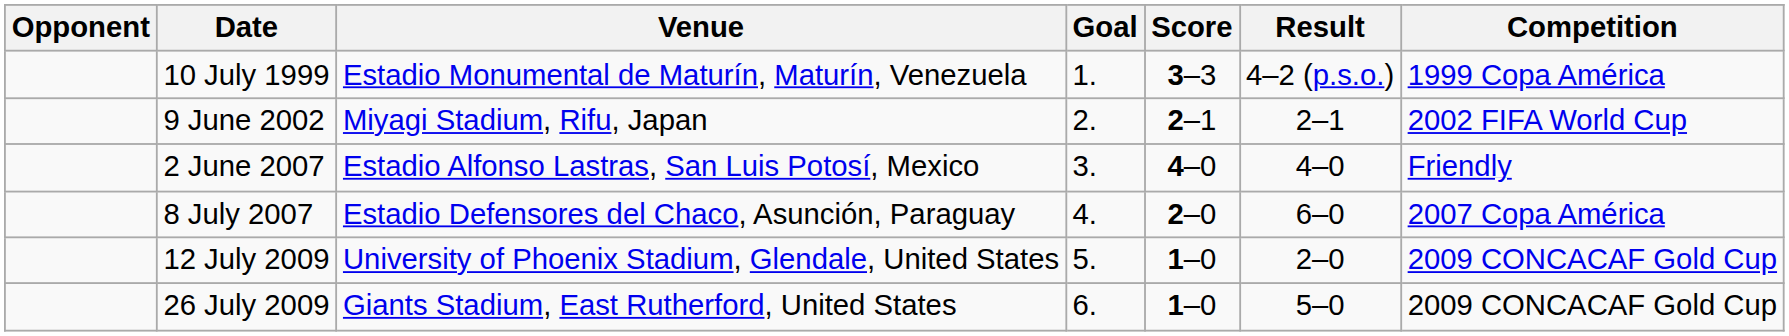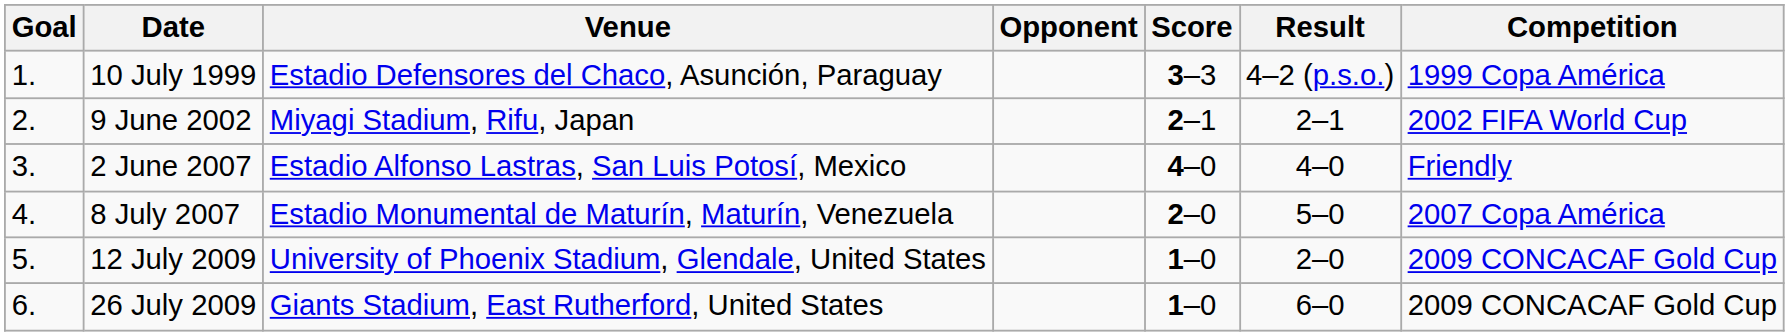columns swapped: (1105, 27) <-> (81, 27)
(685, 74) Estadio Monumental de Maturín, Maturín, Venezuela -> (606, 74) Estadio Defensores del Chaco, Asunción, Paraguay
(679, 213) Estadio Defensores del Chaco, Asunción, Paraguay -> (612, 213) Estadio Monumental de Maturín, Maturín, Venezuela
(1320, 213) 6–0 -> (1320, 213) 5–0
(1320, 306) 5–0 -> (1320, 306) 6–0
